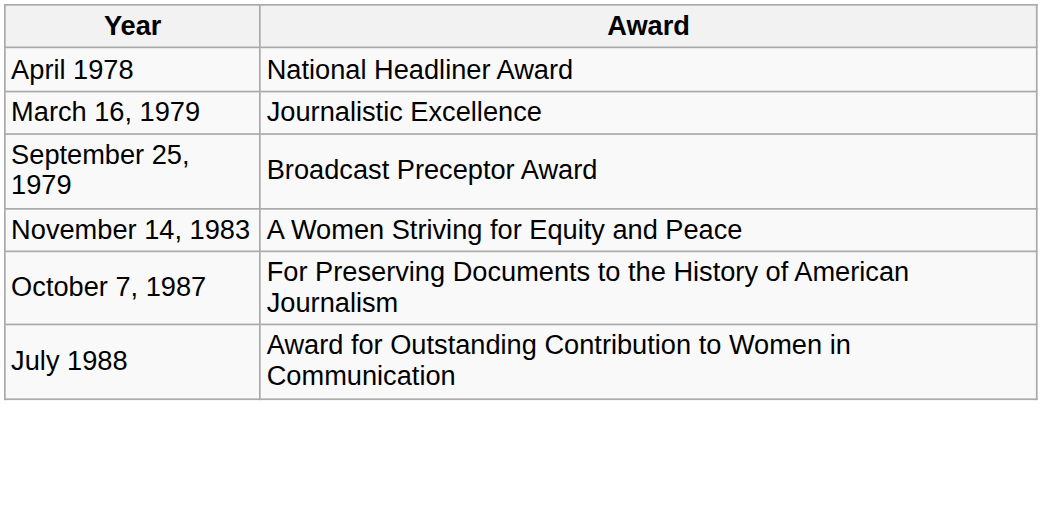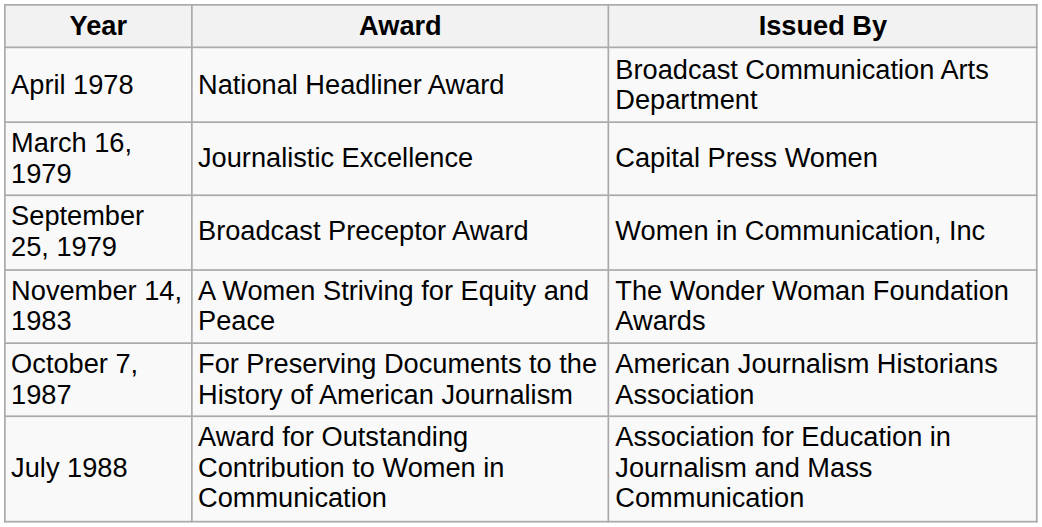+ column: (823, 26)
